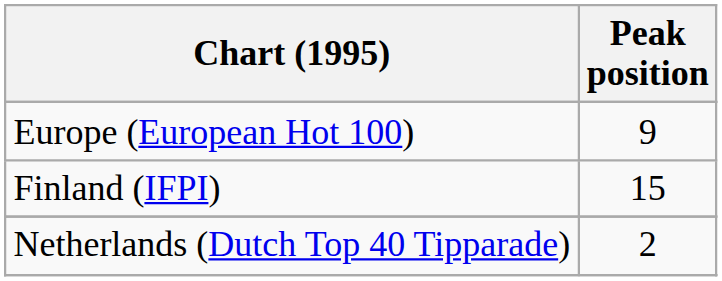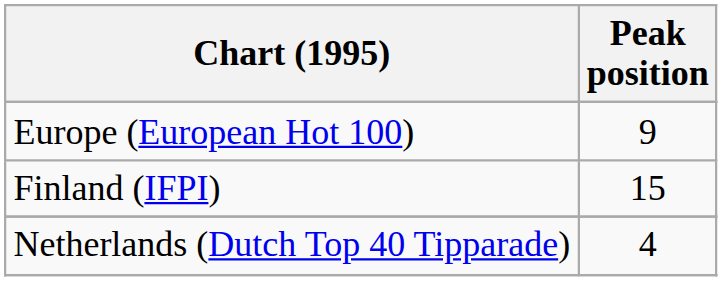(648, 244) 2 -> (648, 244) 4
